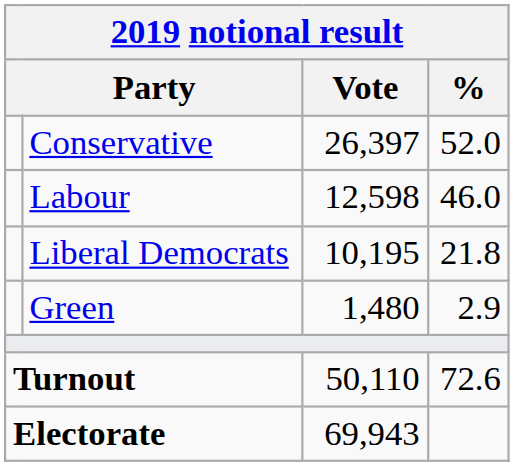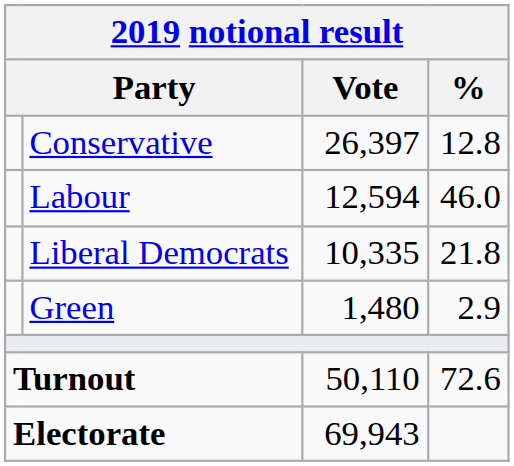(470, 142) 52.0 -> (470, 142) 12.8
(372, 197) 12,598 -> (372, 197) 12,594
(372, 252) 10,195 -> (372, 252) 10,335
